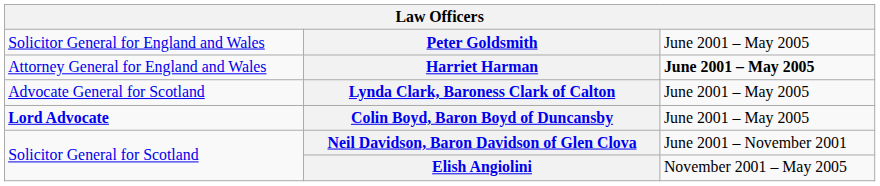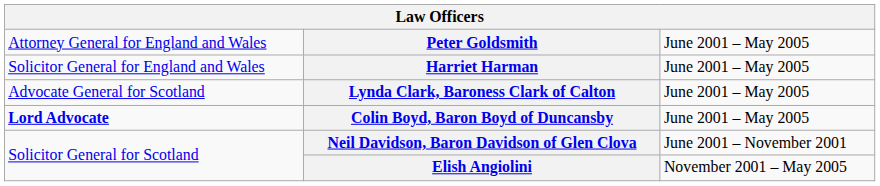(136, 42) Solicitor General for England and Wales -> (137, 42) Attorney General for England and Wales
(137, 67) Attorney General for England and Wales -> (136, 67) Solicitor General for England and Wales
(739, 67) bold -> (737, 67) normal
